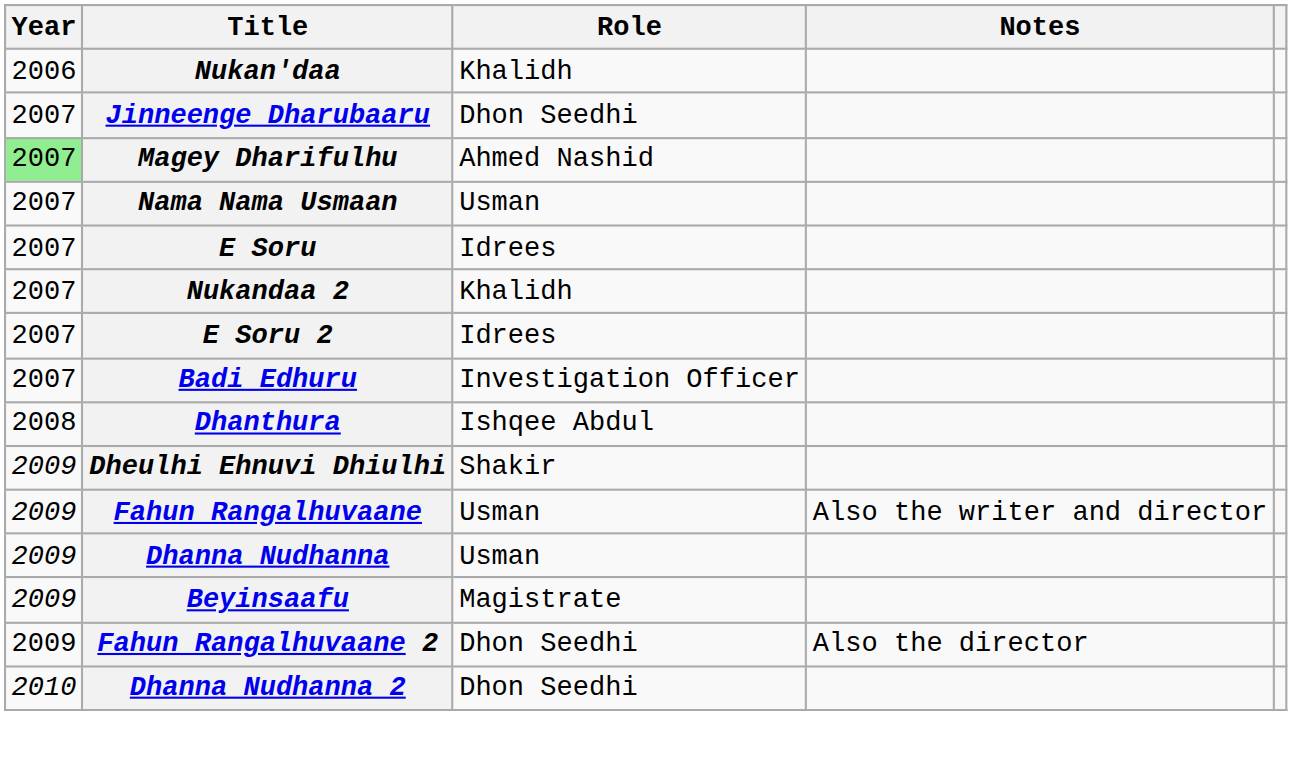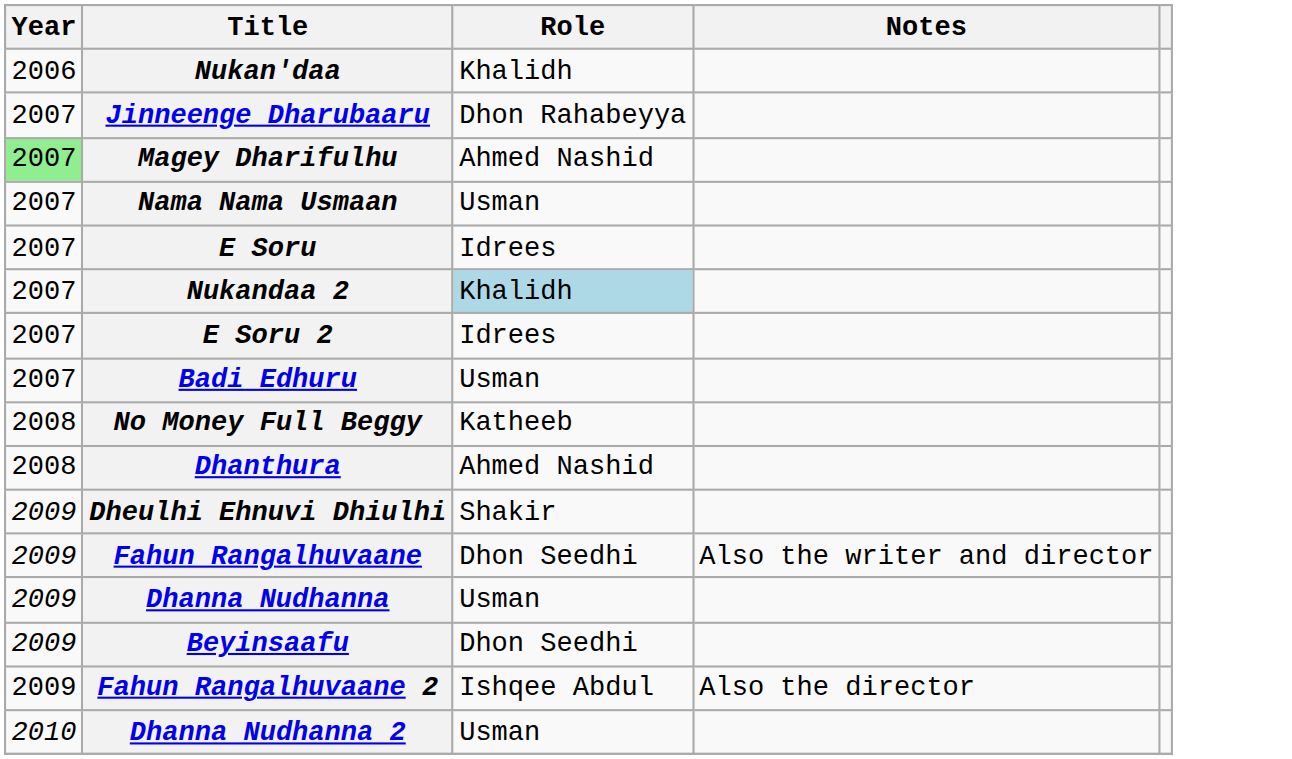(548, 115) Dhon Seedhi -> (573, 115) Dhon Rahabeyya
(516, 291) no background -> (516, 291) lightblue background
(630, 380) Investigation Officer -> (500, 380) Usman
+ row: (268, 424)
(557, 424) Ishqee Abdul -> (557, 468) Ahmed Nashid
(500, 512) Usman -> (548, 556) Dhon Seedhi
(540, 600) Magistrate -> (548, 644) Dhon Seedhi
(548, 644) Dhon Seedhi -> (557, 688) Ishqee Abdul
(548, 688) Dhon Seedhi -> (500, 732) Usman
